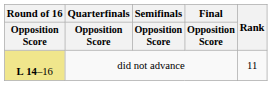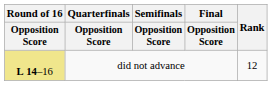(252, 66) 11 -> (252, 66) 12
